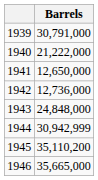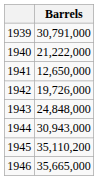(64, 90) 12,736,000 -> (64, 90) 19,726,000
(64, 128) 30,942,999 -> (64, 128) 30,943,000
